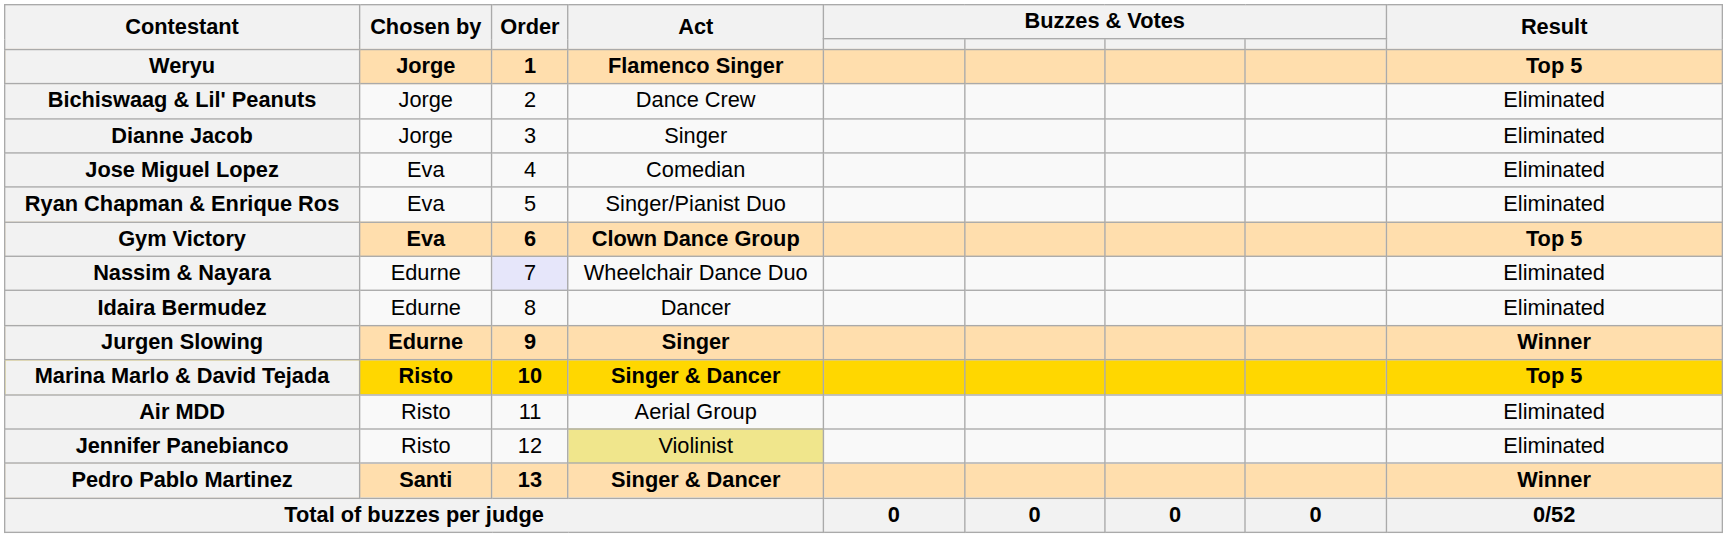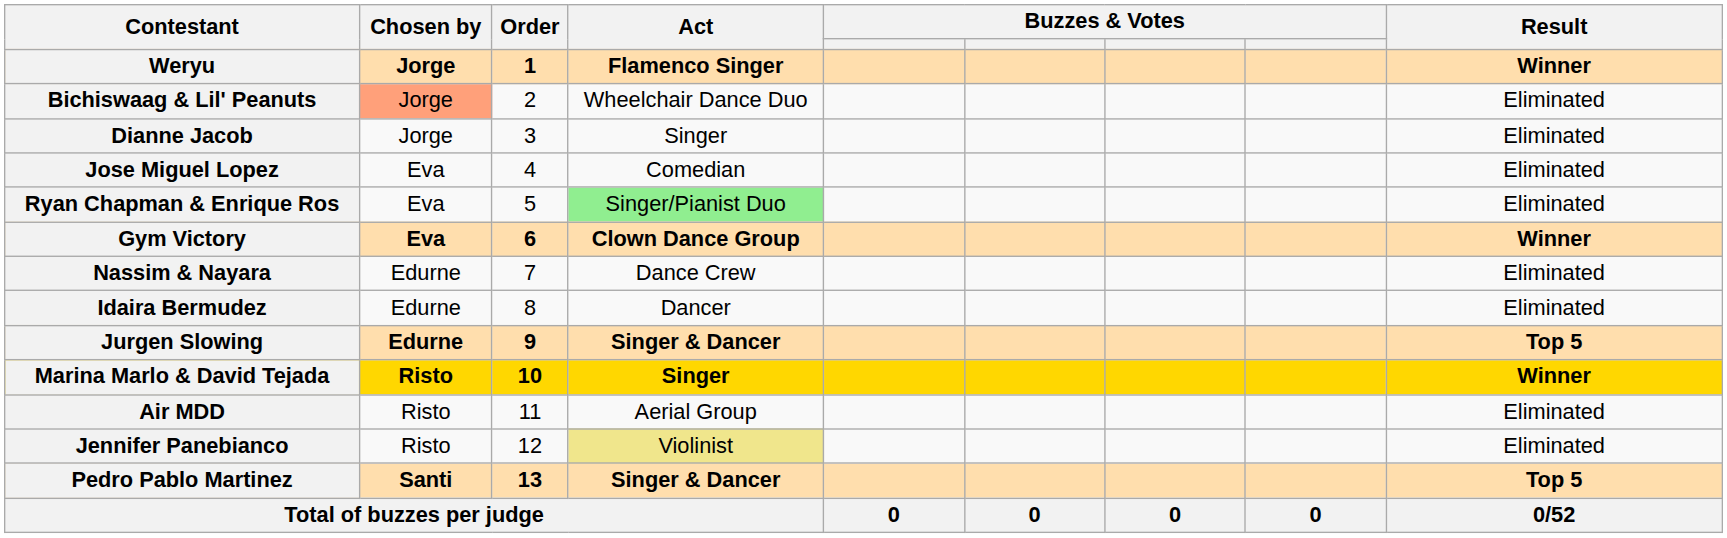(1554, 66) Top 5 -> (1554, 66) Winner
(426, 100) no background -> (426, 100) lightsalmon background
(696, 100) Dance Crew -> (696, 100) Wheelchair Dance Duo
(696, 204) no background -> (696, 204) lightgreen background
(1554, 238) Top 5 -> (1554, 238) Winner
(530, 273) lavender background -> (530, 273) no background
(696, 273) Wheelchair Dance Duo -> (696, 273) Dance Crew
(696, 342) Singer -> (696, 342) Singer & Dancer
(1554, 342) Winner -> (1554, 342) Top 5
(696, 376) Singer & Dancer -> (696, 376) Singer
(1554, 376) Top 5 -> (1554, 376) Winner
(1554, 480) Winner -> (1554, 480) Top 5
